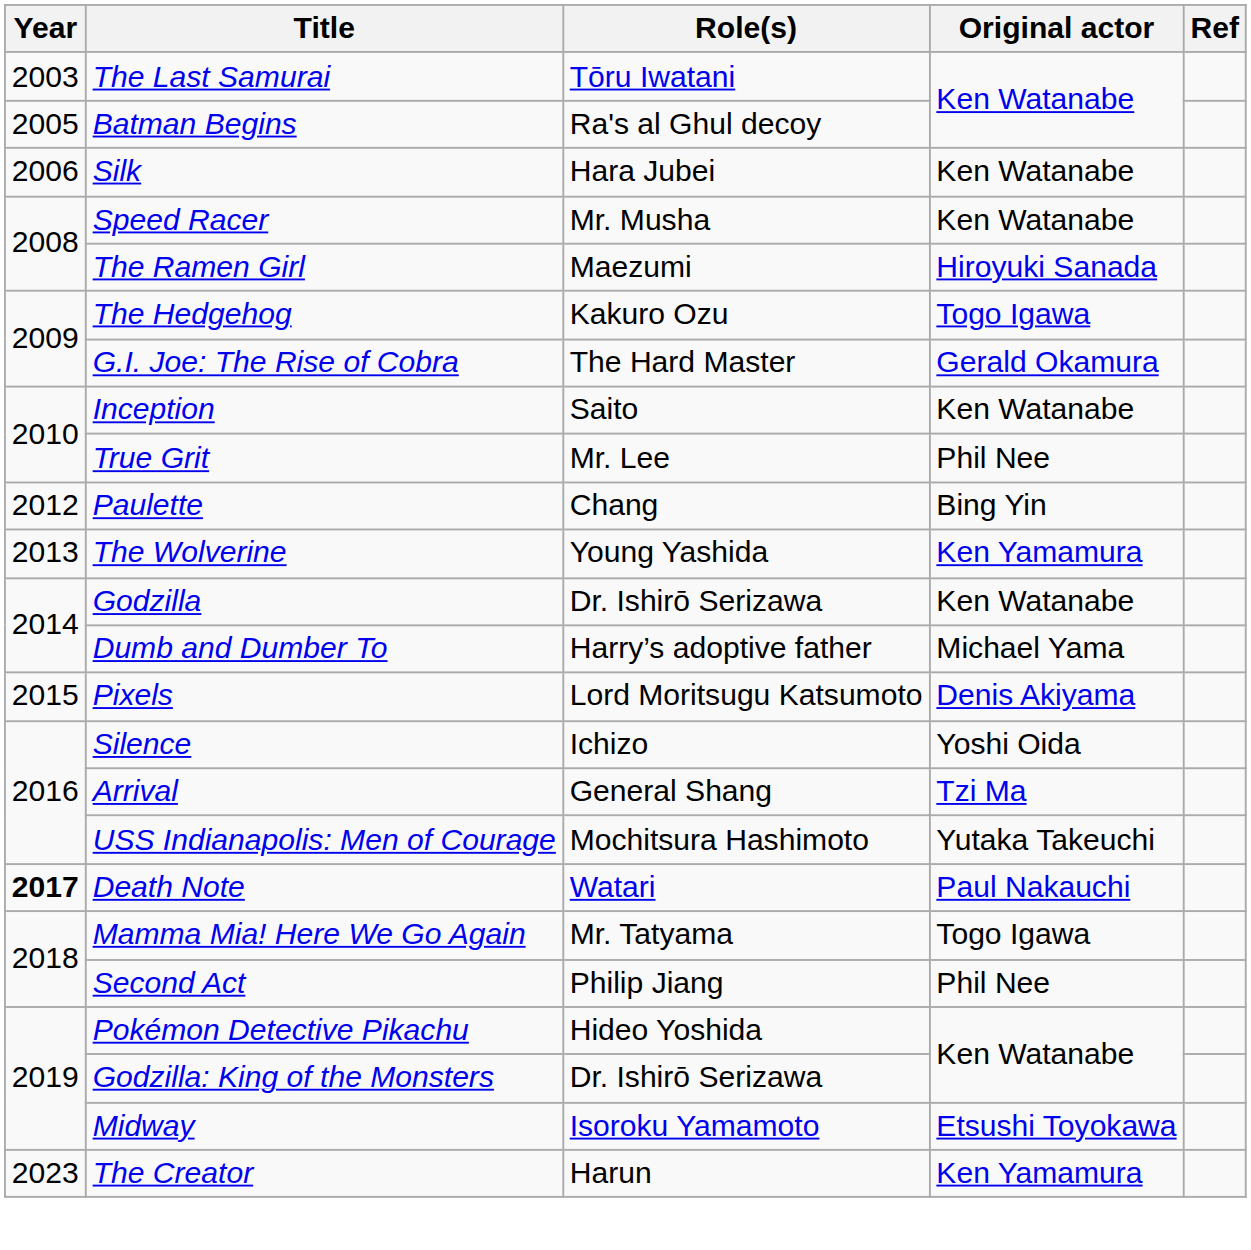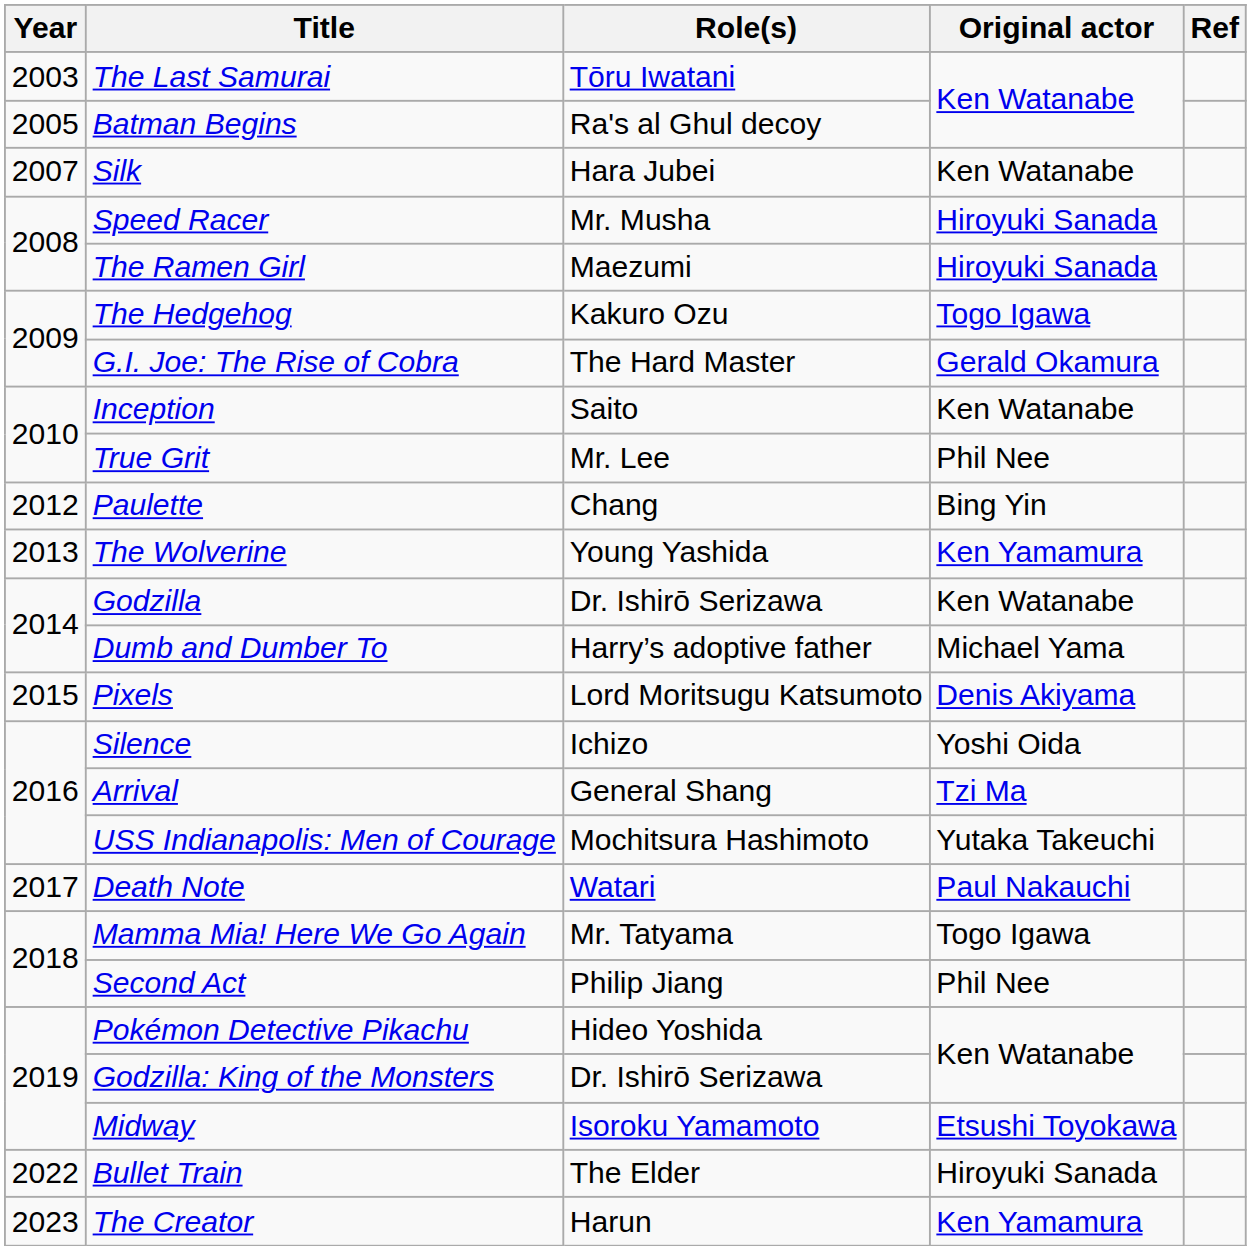(45, 171) 2006 -> (45, 171) 2007
(1035, 219) Ken Watanabe -> (1047, 219) Hiroyuki Sanada
(45, 887) bold -> (45, 887) normal
+ row: (168, 1173)
